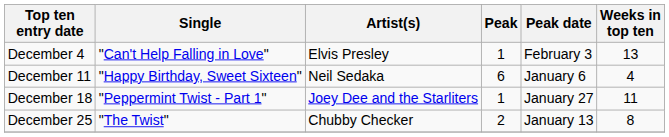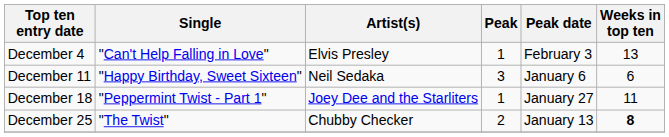(501, 76) 6 -> (501, 76) 3
(631, 76) 4 -> (631, 76) 6
(631, 120) normal -> (631, 120) bold
